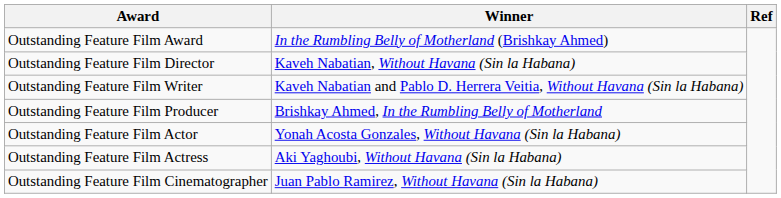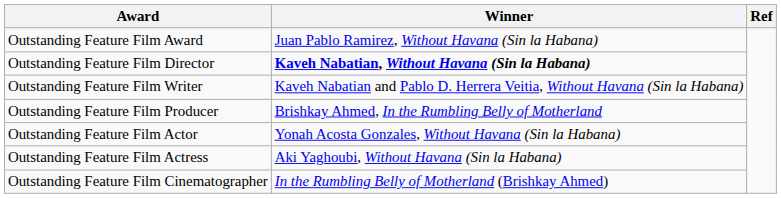(441, 39) In the Rumbling Belly of Motherland (Brishkay Ahmed) -> (436, 39) Juan Pablo Ramirez, Without Havana (Sin la Habana)
(425, 63) normal -> (433, 63) bold
(436, 181) Juan Pablo Ramirez, Without Havana (Sin la Habana) -> (441, 181) In the Rumbling Belly of Motherland (Brishkay Ahmed)
